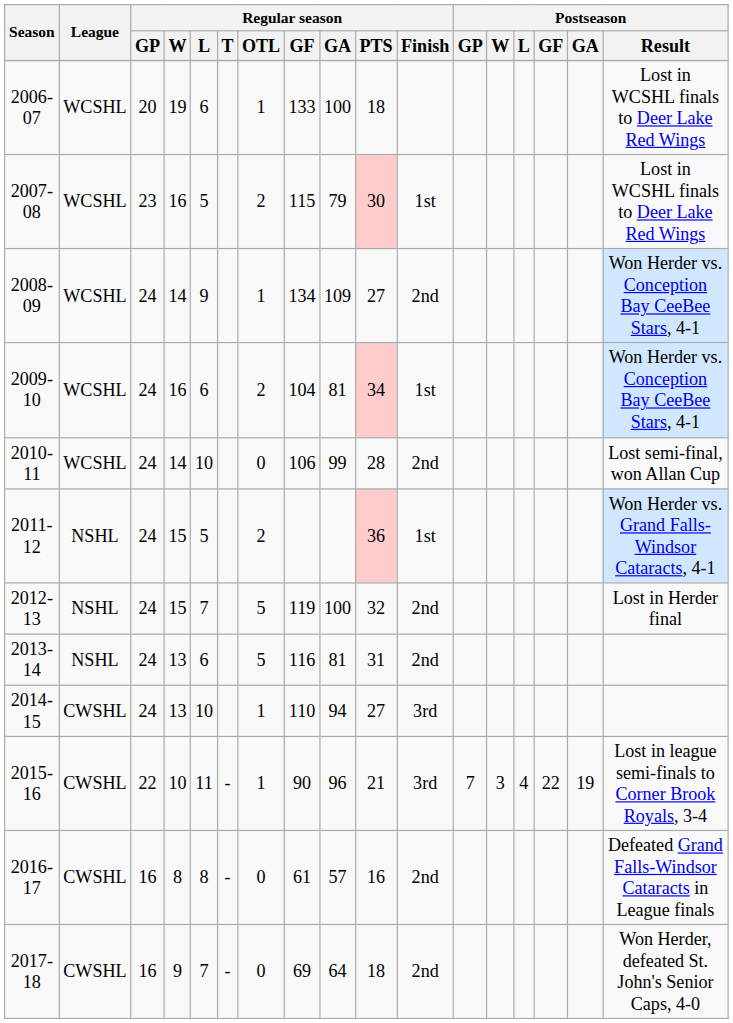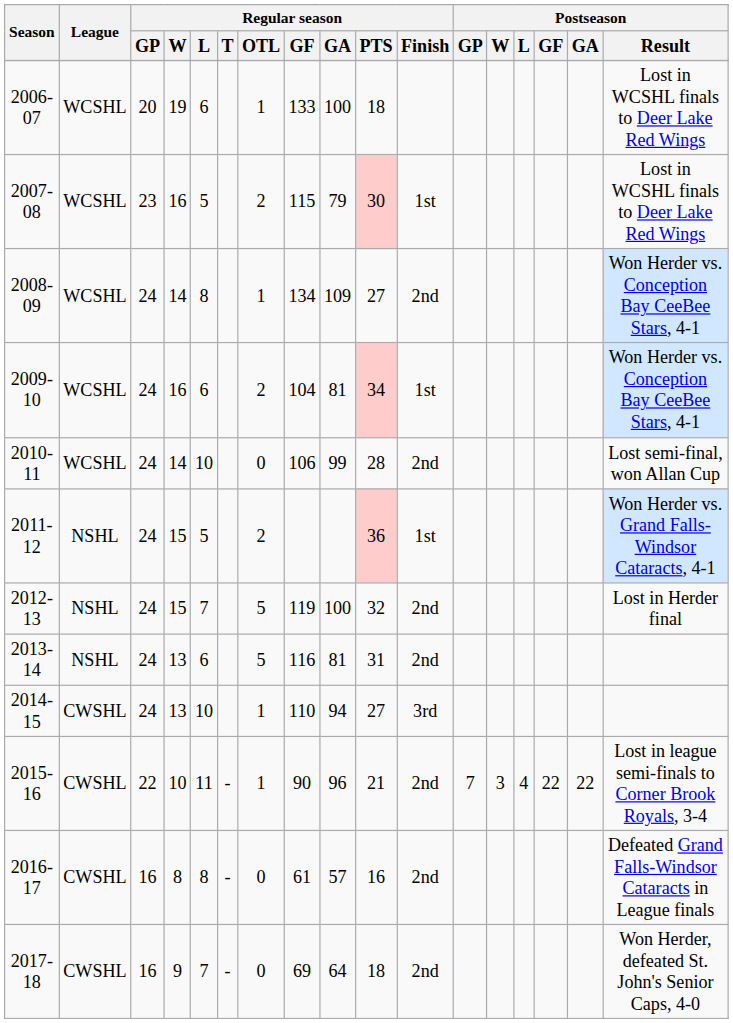(204, 296) 9 -> (204, 296) 8
(425, 783) 3rd -> (425, 783) 2nd
(585, 783) 19 -> (585, 783) 22
